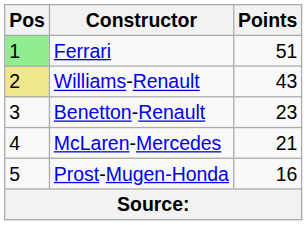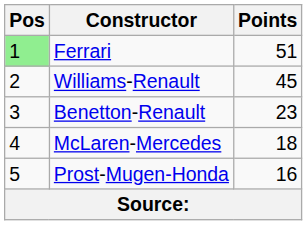(15, 82) khaki background -> (15, 82) no background
(287, 82) 43 -> (287, 82) 45
(287, 143) 21 -> (287, 143) 18
